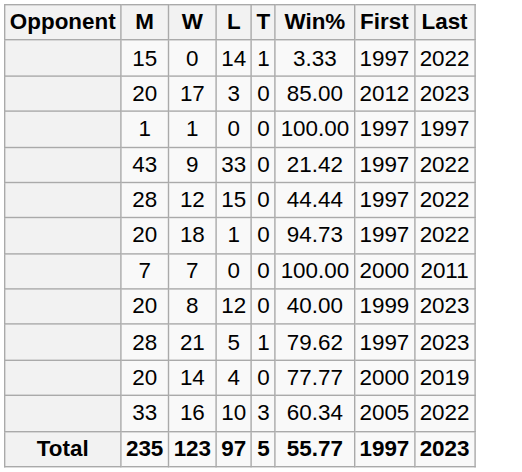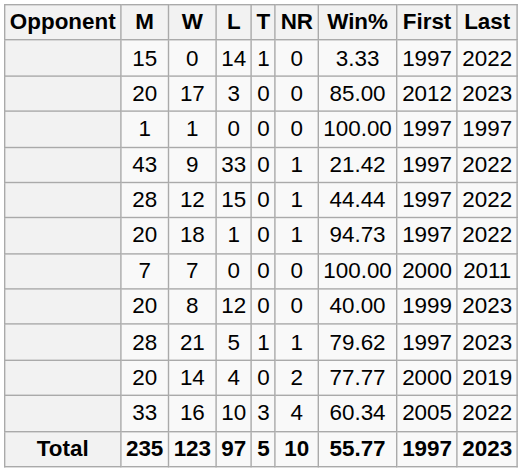+ column: (297, 22)
